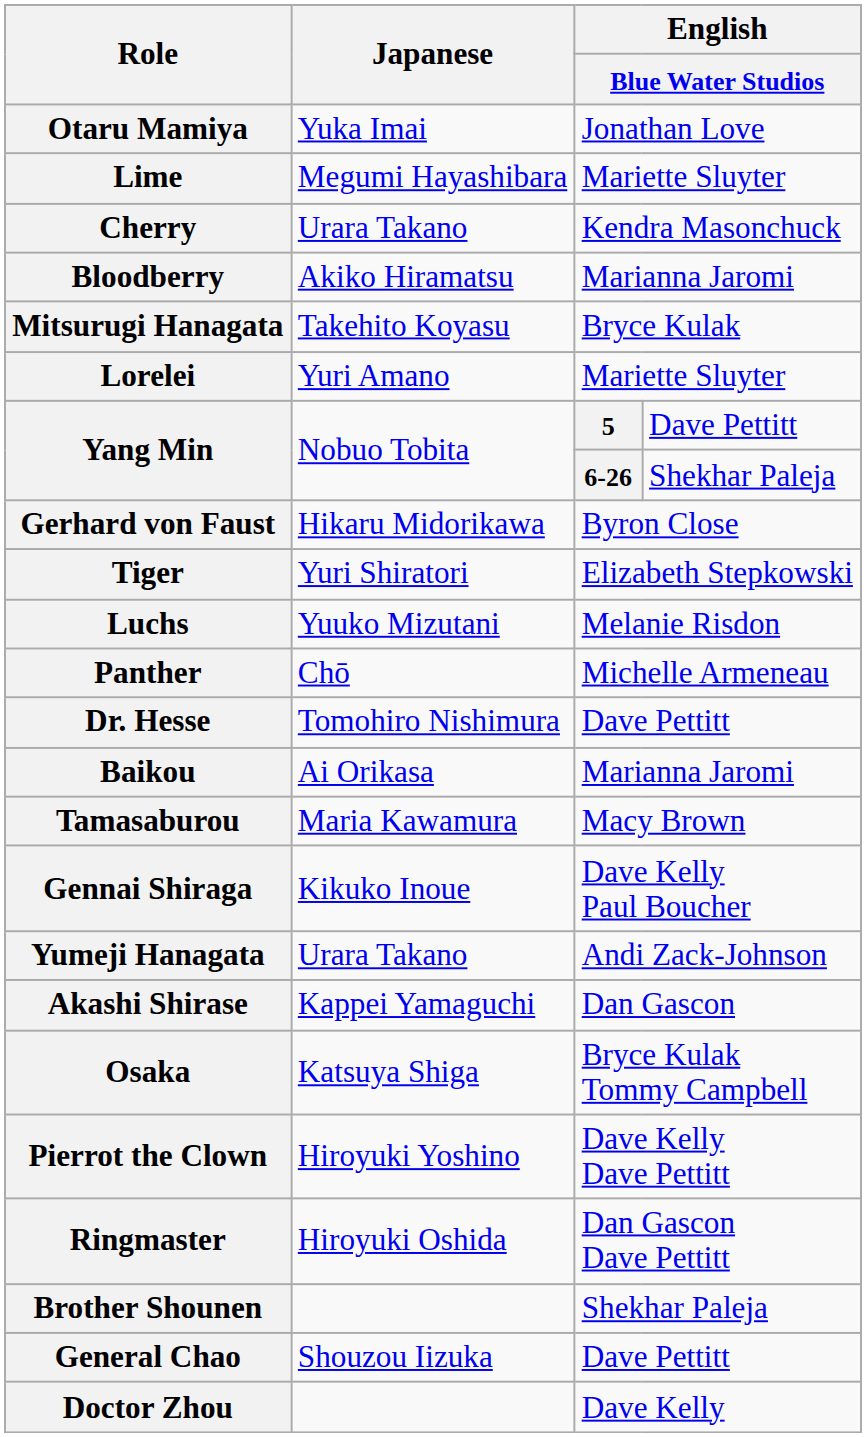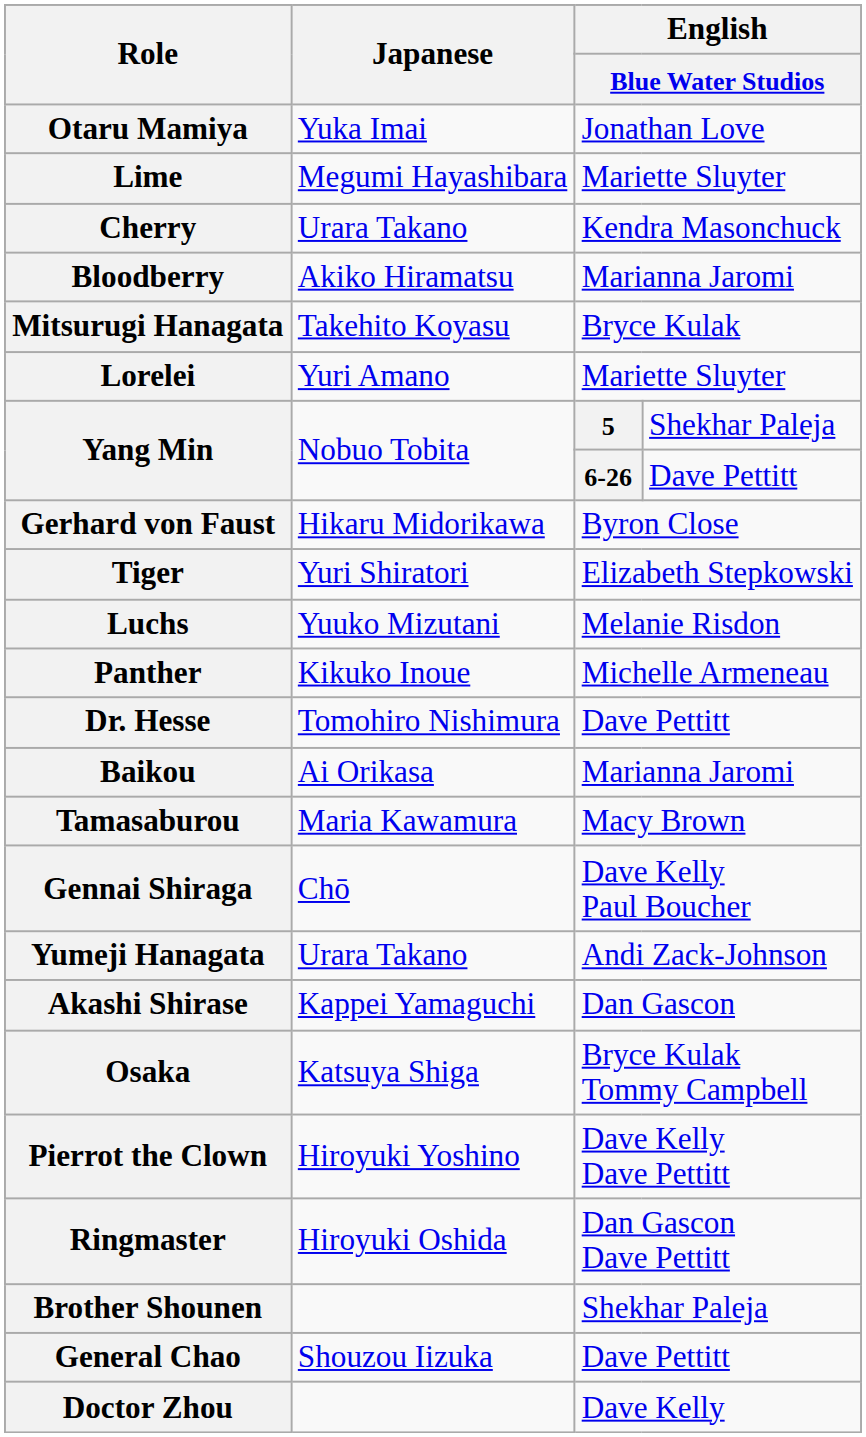(723, 425) Dave Pettitt -> (742, 425) Shekhar Paleja
(742, 474) Shekhar Paleja -> (723, 474) Dave Pettitt
(324, 672) Chō -> (384, 672) Kikuko Inoue
(384, 887) Kikuko Inoue -> (324, 887) Chō
